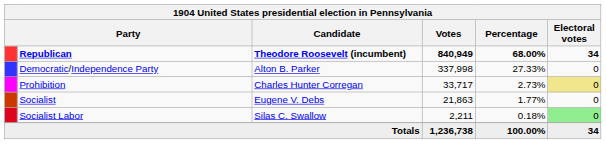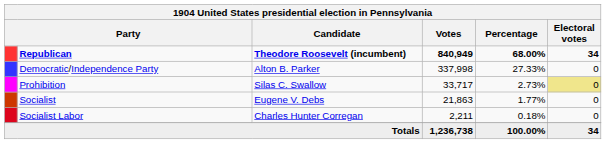(309, 85) Charles Hunter Corregan -> (290, 85) Silas C. Swallow
(290, 115) Silas C. Swallow -> (309, 115) Charles Hunter Corregan
(596, 115) lightgreen background -> (596, 115) no background
